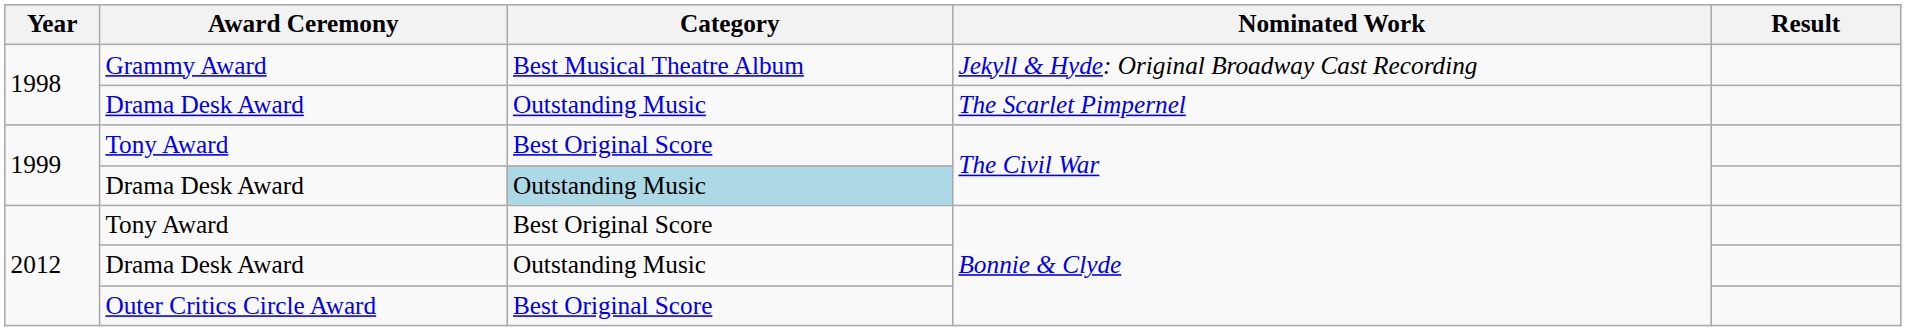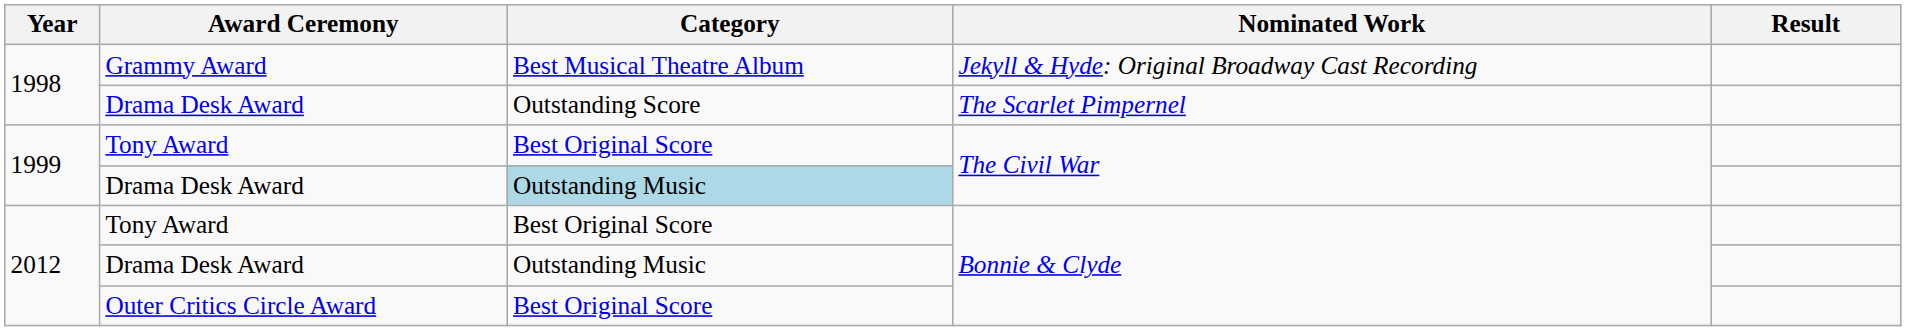(610, 104) Outstanding Music -> (607, 104) Outstanding Score
